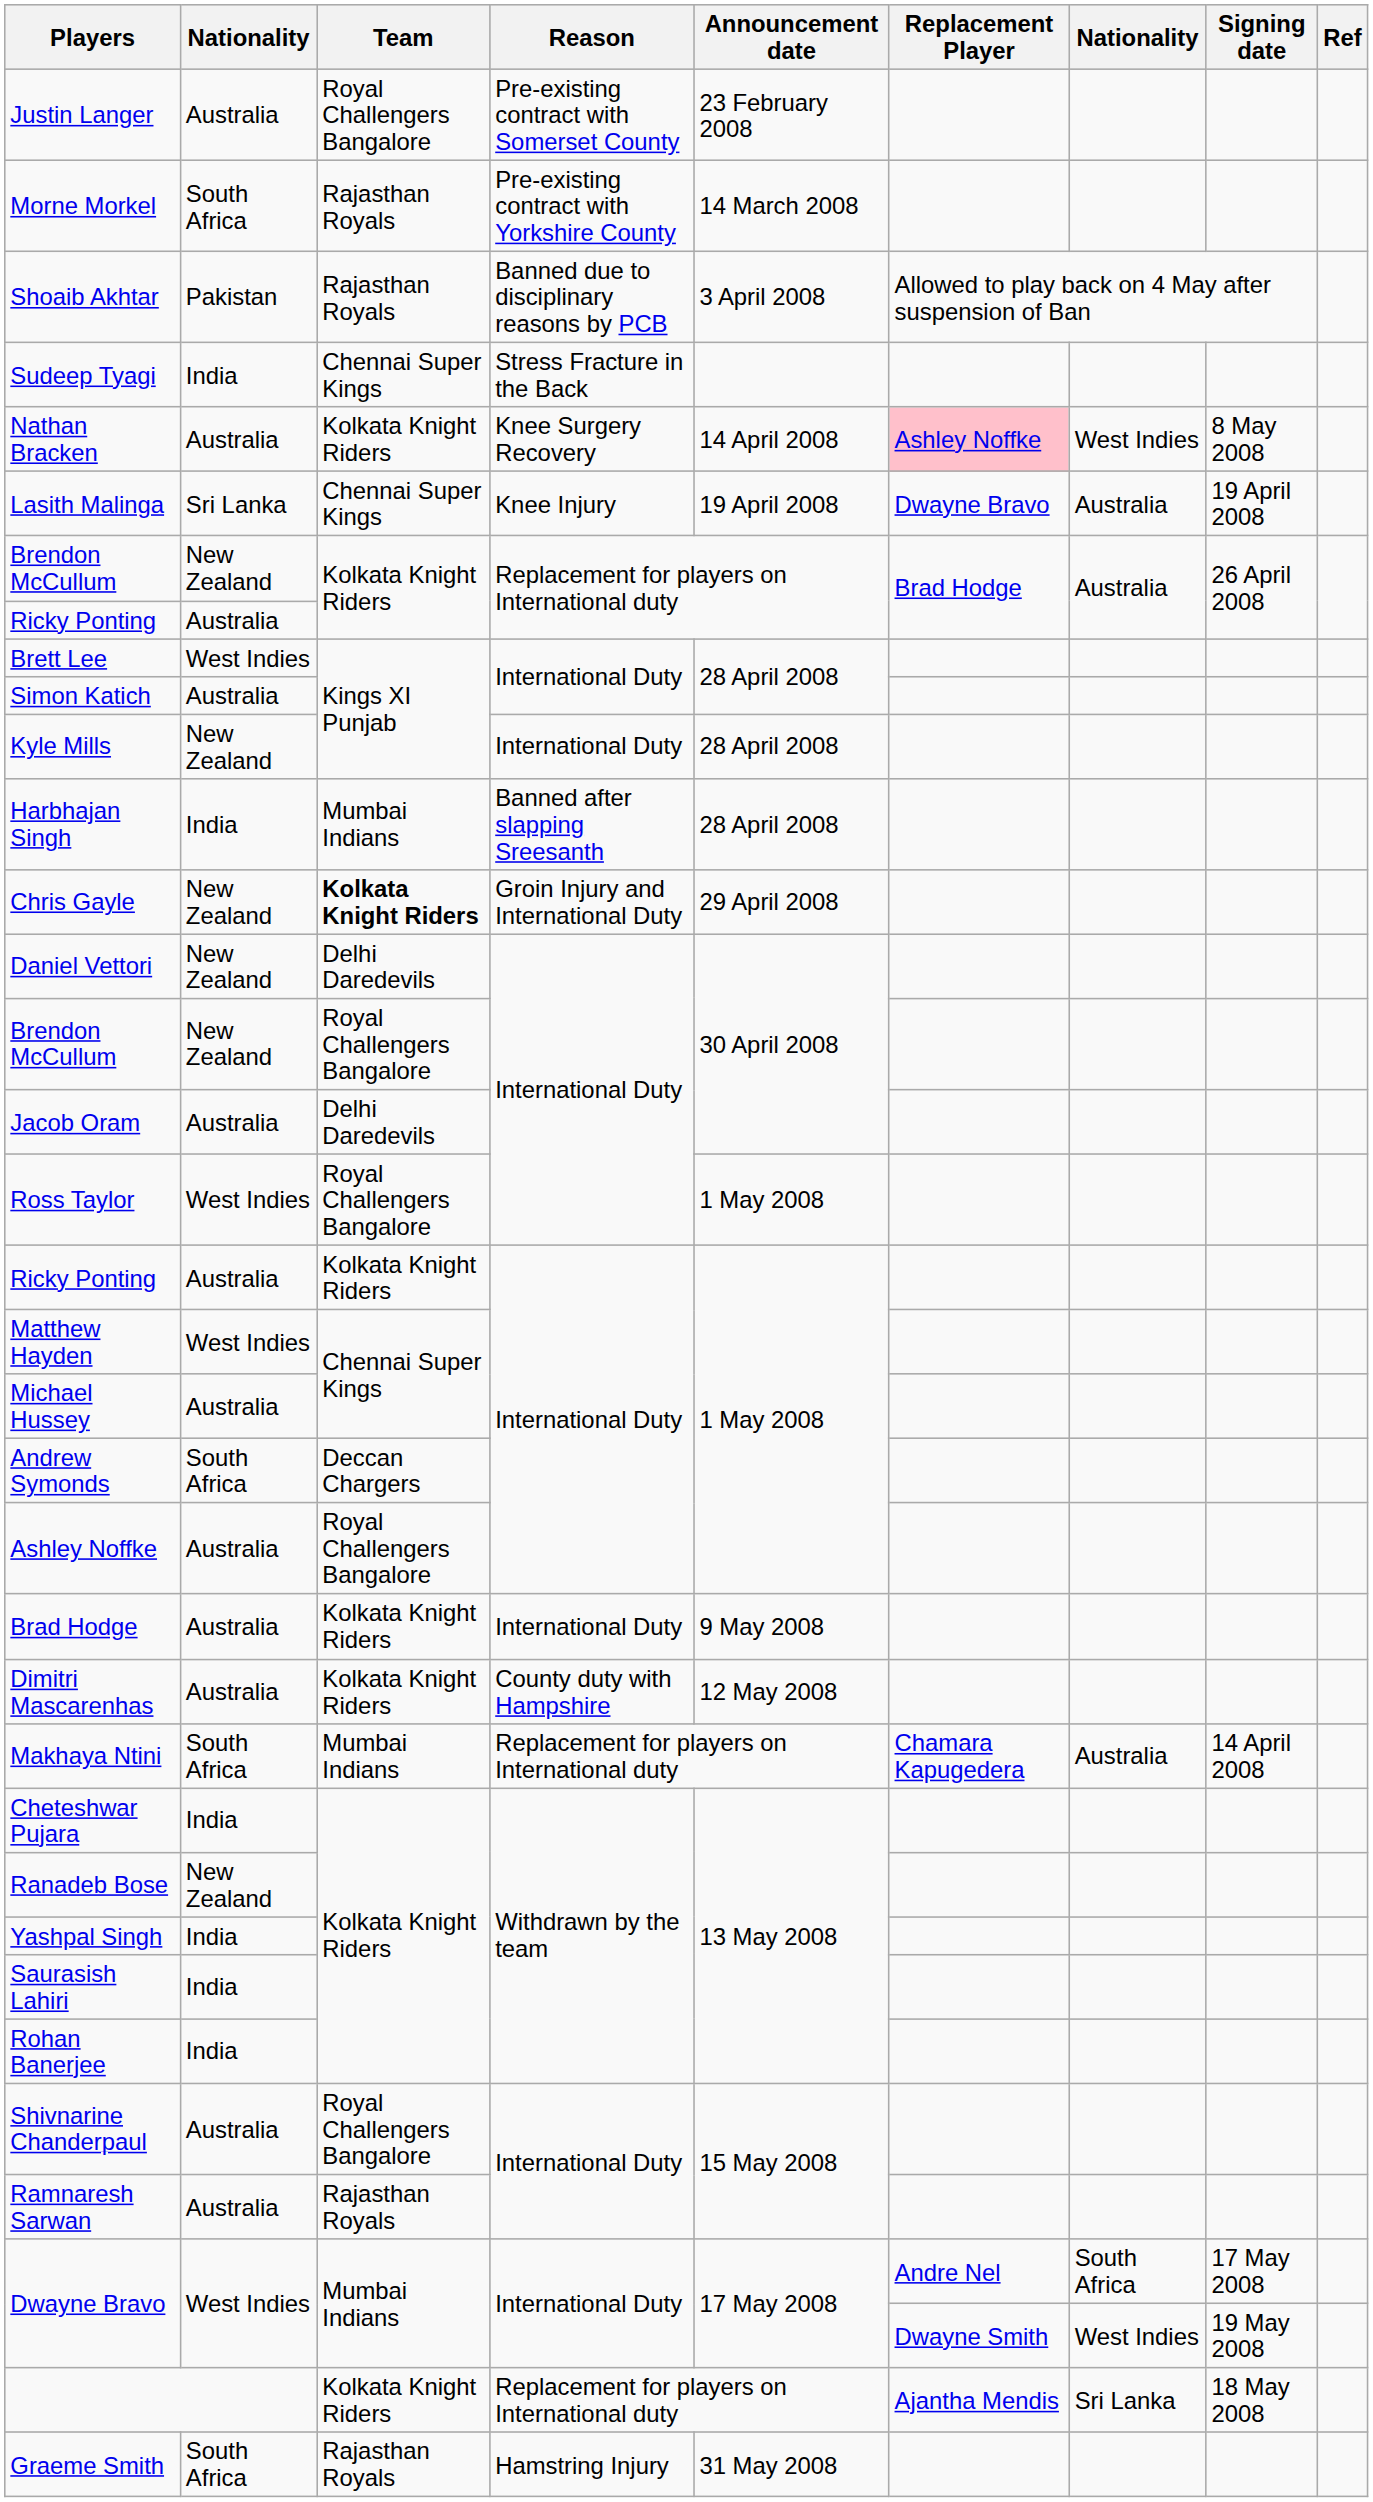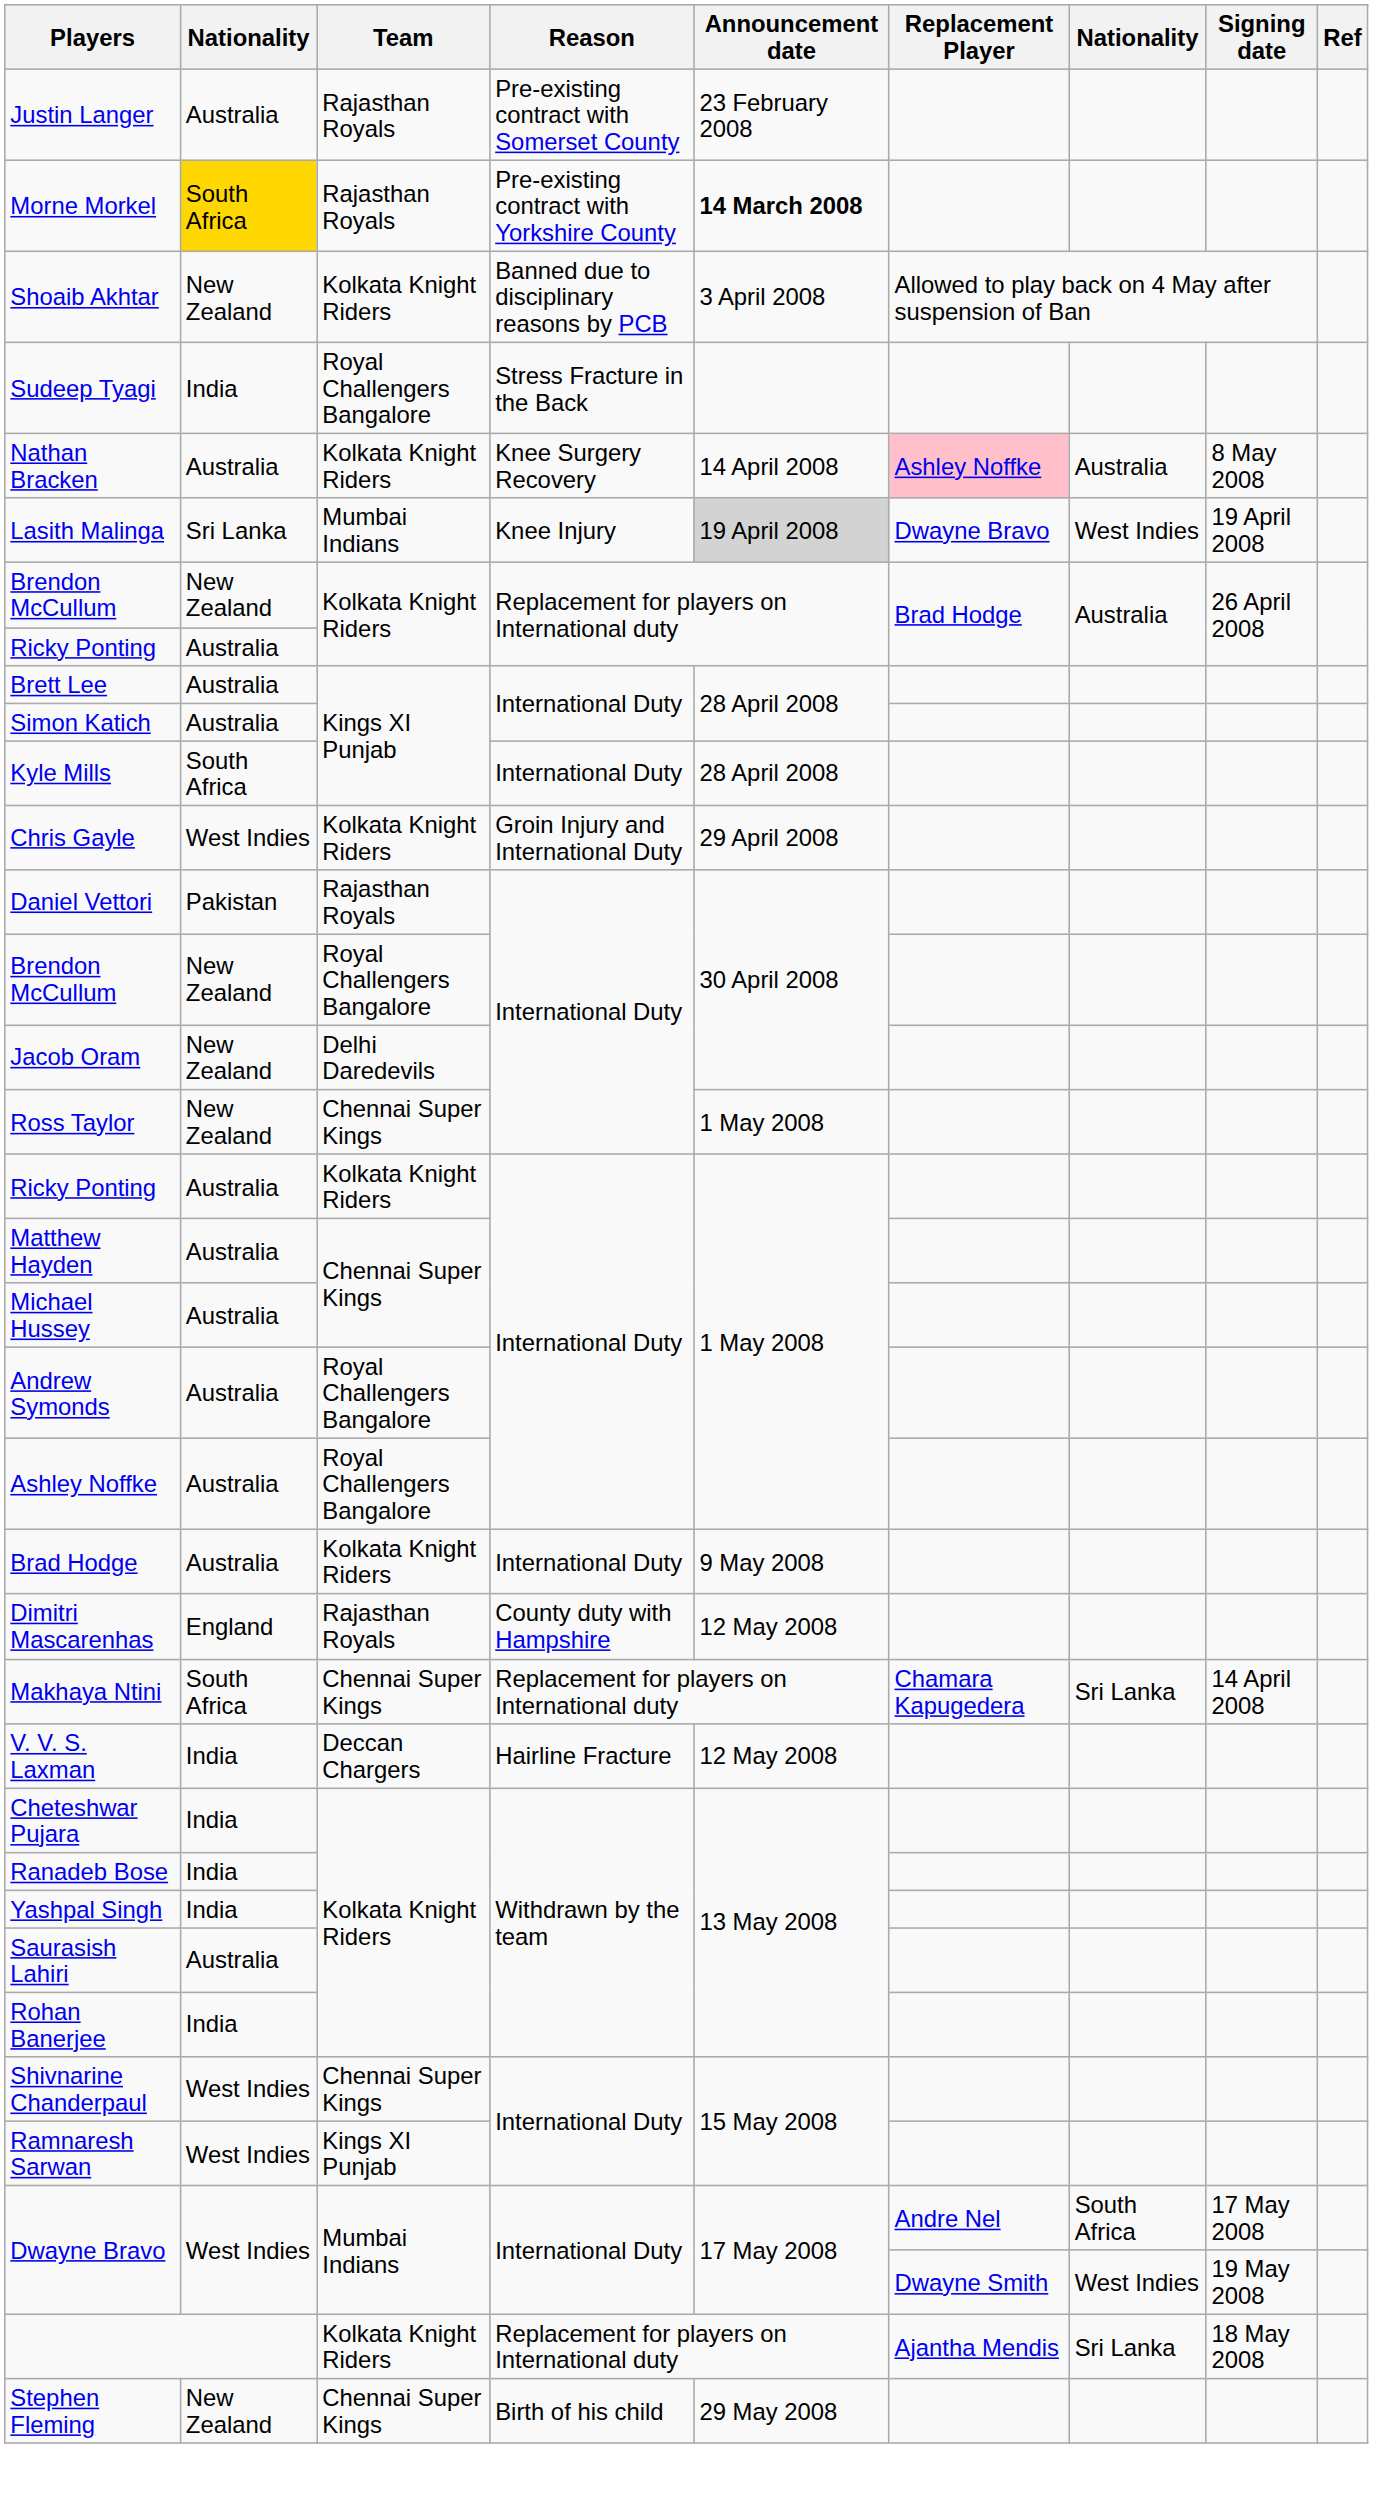(386, 115) Royal Challengers Bangalore -> (376, 115) Rajasthan Royals
(217, 206) no background -> (217, 206) gold background
(779, 206) normal -> (781, 206) bold
(232, 297) Pakistan -> (229, 297) New Zealand
(376, 297) Rajasthan Royals -> (399, 297) Kolkata Knight Riders
(402, 375) Chennai Super Kings -> (386, 388) Royal Challengers Bangalore
(1137, 440) West Indies -> (1121, 466) Australia
(402, 504) Chennai Super Kings -> (365, 531) Mumbai Indians
(769, 504) no background -> (769, 531) lightgrey background
(1121, 504) Australia -> (1137, 531) West Indies
(248, 657) West Indies -> (232, 684) Australia
(229, 746) New Zealand -> (217, 773) South Africa
- row: (65, 824)
(229, 902) New Zealand -> (248, 838) West Indies
(401, 902) bold -> (399, 838) normal
(229, 966) New Zealand -> (232, 902) Pakistan
(379, 966) Delhi Daredevils -> (376, 902) Rajasthan Royals
(232, 1122) Australia -> (229, 1058) New Zealand
(248, 1200) West Indies -> (229, 1122) New Zealand
(386, 1200) Royal Challengers Bangalore -> (402, 1122) Chennai Super Kings
(248, 1342) West Indies -> (232, 1251) Australia
(217, 1471) South Africa -> (232, 1393) Australia
(371, 1471) Deccan Chargers -> (386, 1393) Royal Challengers Bangalore
(232, 1691) Australia -> (230, 1627) England
(399, 1691) Kolkata Knight Riders -> (376, 1627) Rajasthan Royals
(365, 1756) Mumbai Indians -> (402, 1691) Chennai Super Kings
(1121, 1756) Australia -> (1125, 1691) Sri Lanka
+ row: (53, 1756)
(229, 1885) New Zealand -> (212, 1871) India
(212, 1987) India -> (232, 1960) Australia
(232, 2129) Australia -> (248, 2089) West Indies
(386, 2129) Royal Challengers Bangalore -> (402, 2089) Chennai Super Kings
(232, 2207) Australia -> (248, 2154) West Indies
(376, 2207) Rajasthan Royals -> (367, 2154) Kings XI Punjab
+ row: (55, 2411)
- row: (87, 2465)
